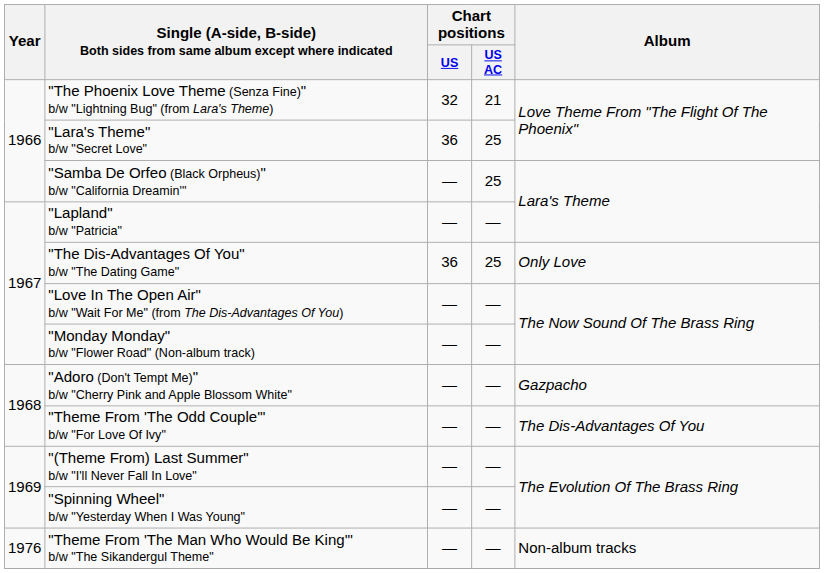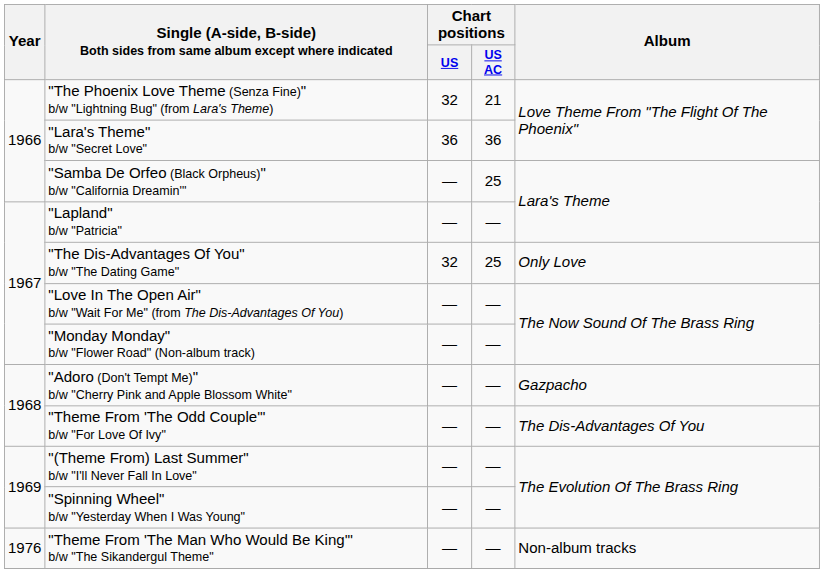(493, 140) 25 -> (493, 140) 36
(450, 262) 36 -> (450, 262) 32
